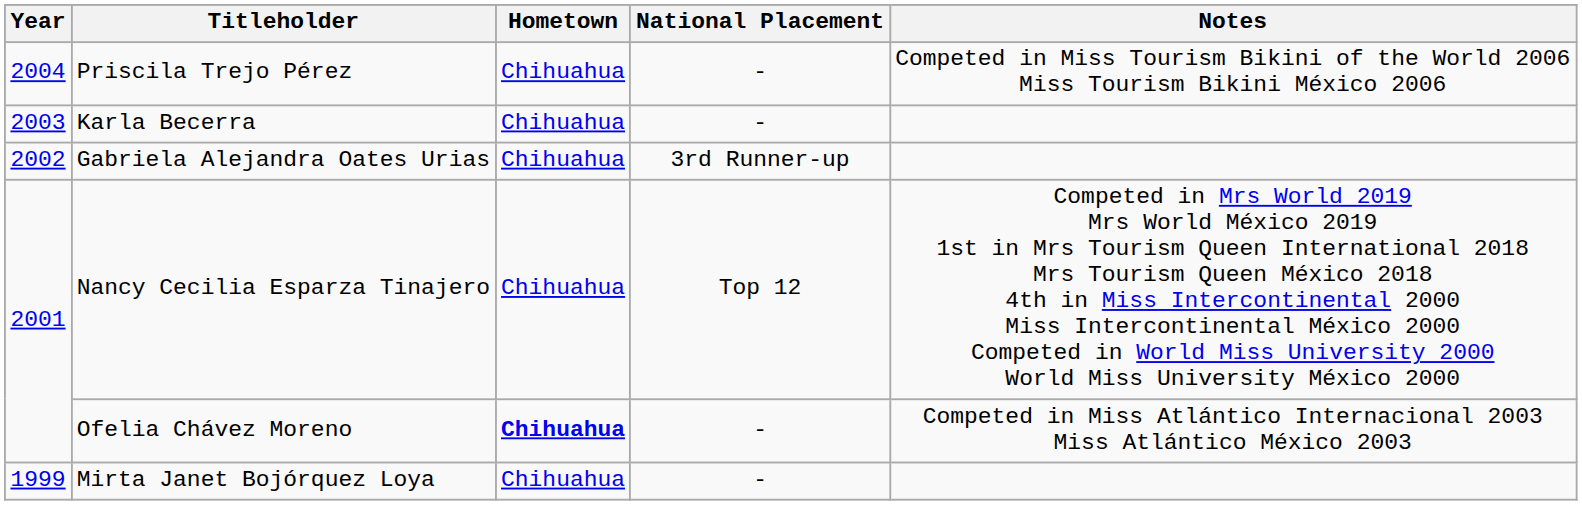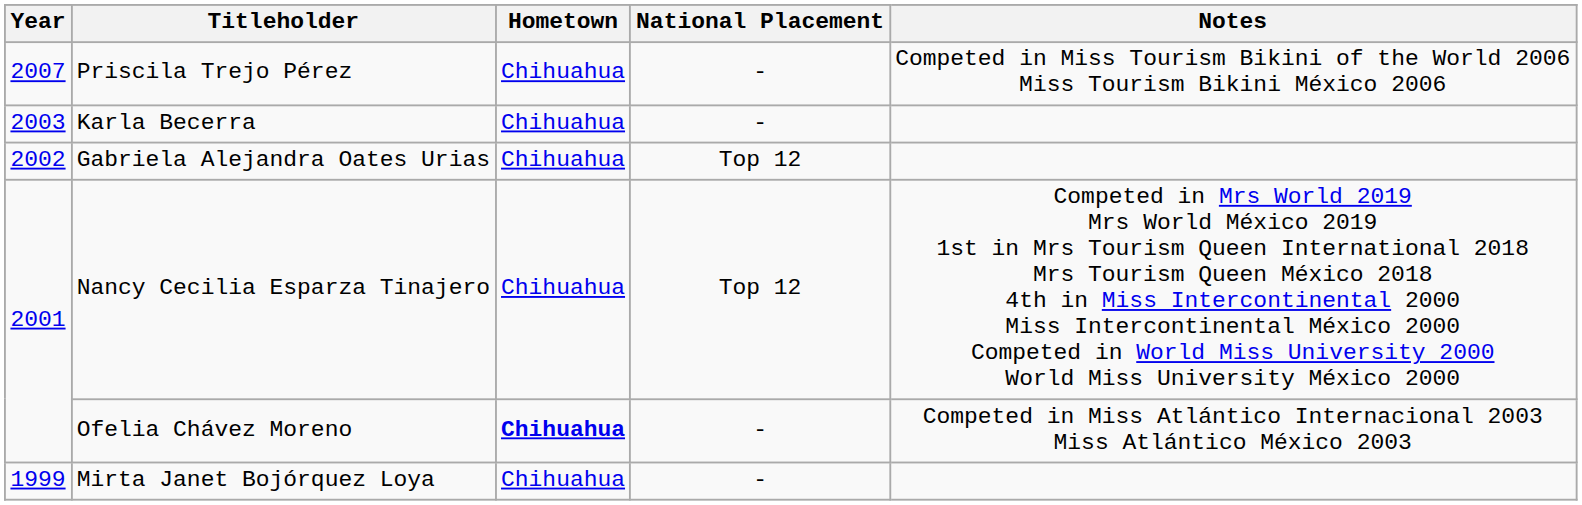(38, 74) 2004 -> (38, 74) 2007
(760, 161) 3rd Runner-up -> (760, 161) Top 12
